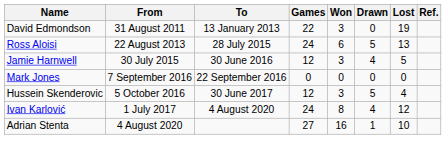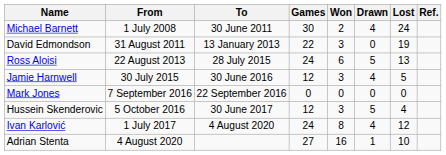+ row: (42, 28)
